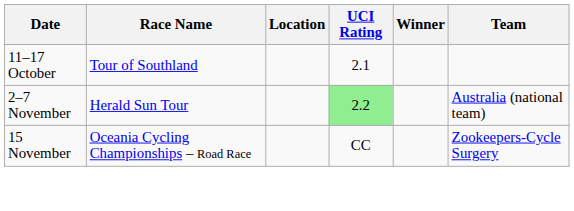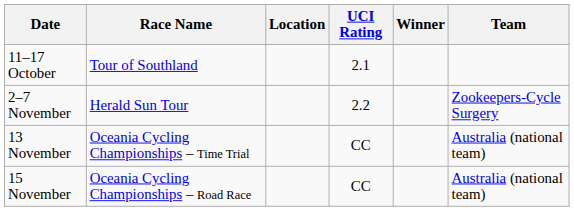(361, 105) lightgreen background -> (361, 105) no background
(507, 105) Australia (national team) -> (506, 105) Zookeepers-Cycle Surgery
+ row: (39, 145)
(506, 145) Zookeepers-Cycle Surgery -> (507, 186) Australia (national team)
